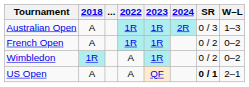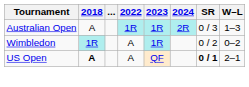- row: (35, 43)
(92, 74) normal -> (92, 58) bold
